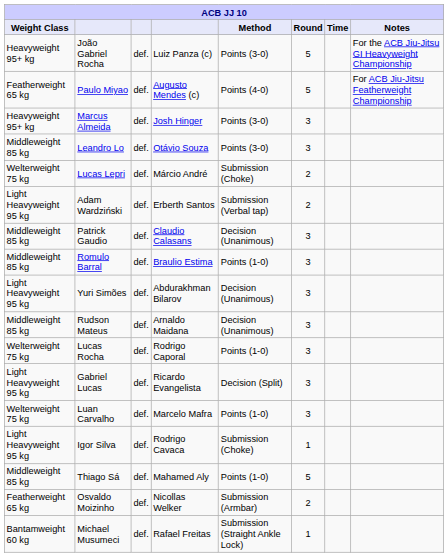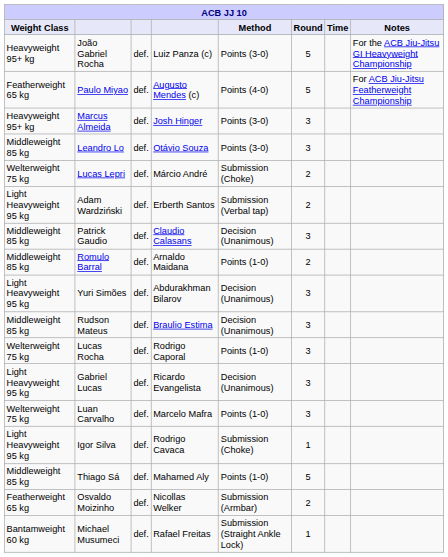(183, 262) Braulio Estima -> (171, 262) Arnaldo Maidana
(308, 262) 3 -> (308, 262) 2
(171, 325) Arnaldo Maidana -> (183, 325) Braulio Estima
(252, 382) Decision (Split) -> (247, 382) Decision (Unanimous)
